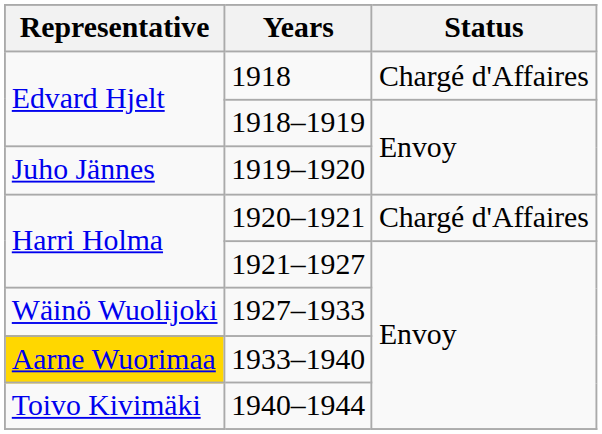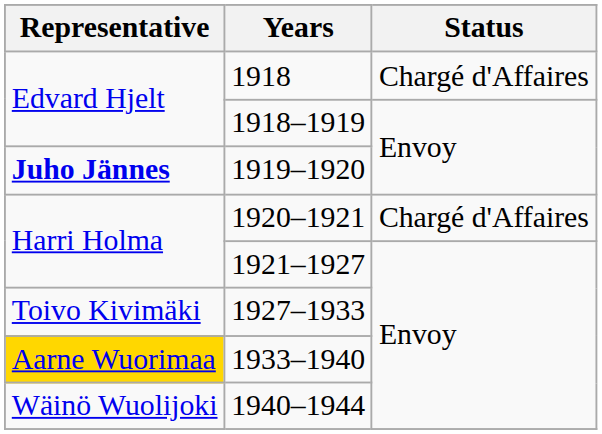(83, 169) normal -> (91, 169) bold
(115, 311) Wäinö Wuolijoki -> (106, 311) Toivo Kivimäki
(106, 405) Toivo Kivimäki -> (115, 405) Wäinö Wuolijoki
